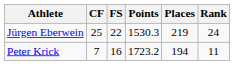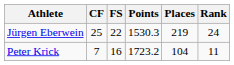(180, 51) 194 -> (180, 51) 104
